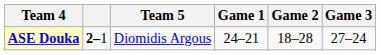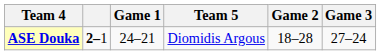columns swapped: (163, 15) <-> (241, 15)
